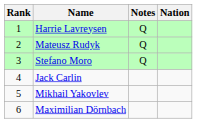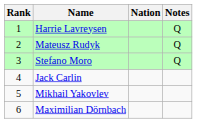columns swapped: (175, 12) <-> (143, 12)
